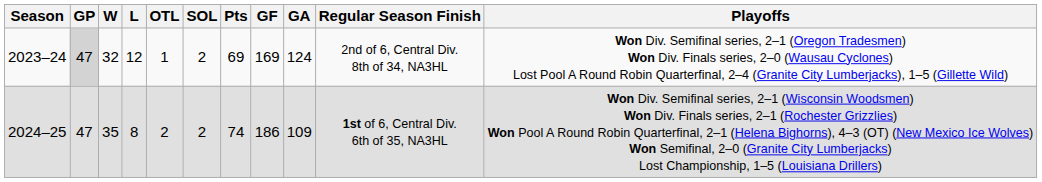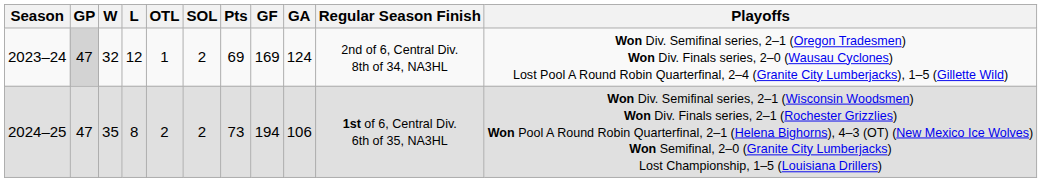(236, 131) 74 -> (236, 131) 73
(267, 131) 186 -> (267, 131) 194
(299, 131) 109 -> (299, 131) 106
